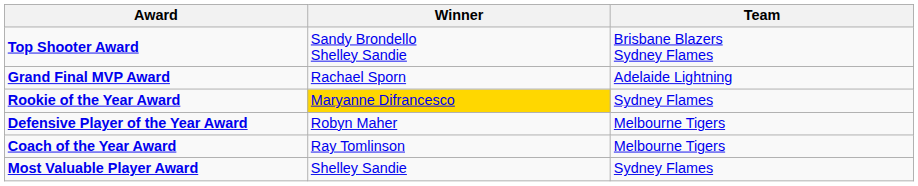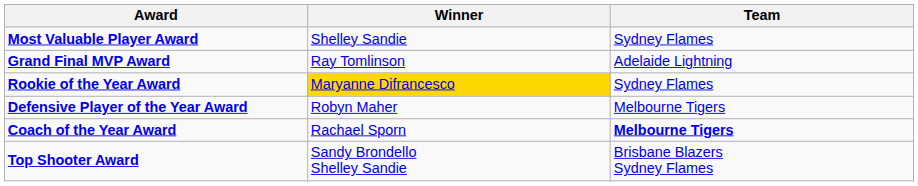rows swapped: (103, 169) <-> (73, 46)
(358, 77) Rachael Sporn -> (358, 61) Ray Tomlinson
(358, 146) Ray Tomlinson -> (358, 130) Rachael Sporn
(669, 146) normal -> (674, 130) bold
